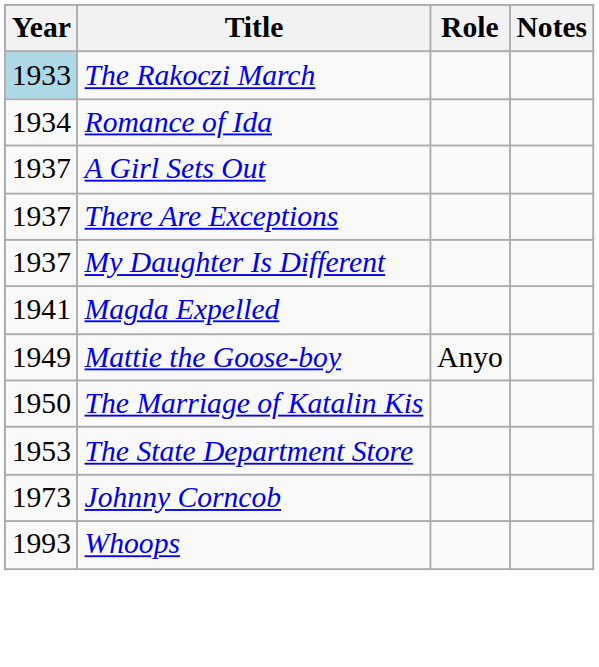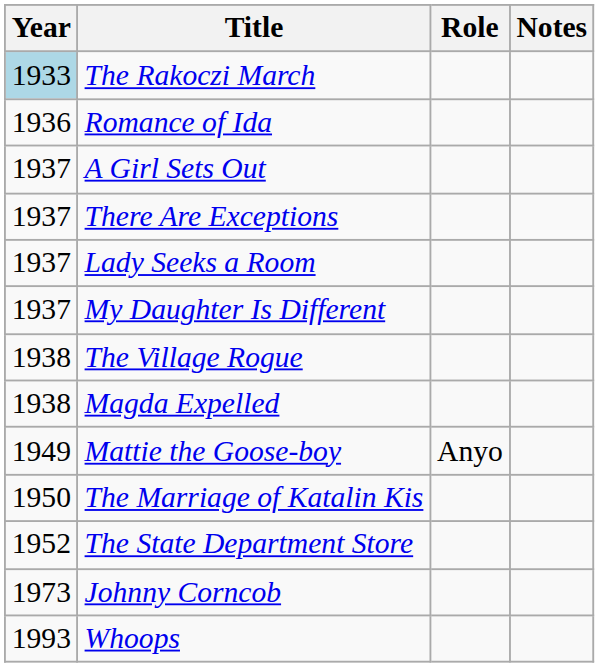(41, 121) 1934 -> (41, 121) 1936
+ row: (200, 262)
+ row: (194, 356)
(41, 309) 1941 -> (41, 403) 1938
(41, 450) 1953 -> (41, 544) 1952
